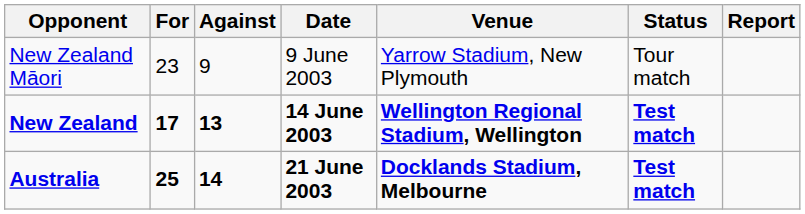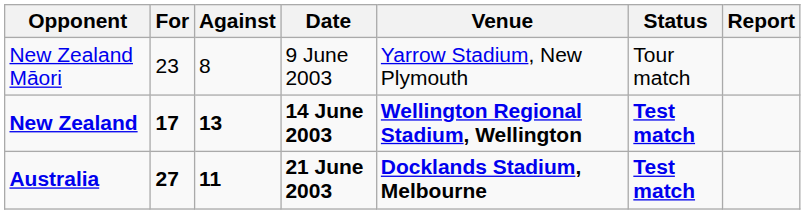(205, 66) 9 -> (205, 66) 8
(167, 179) 25 -> (167, 179) 27
(211, 179) 14 -> (210, 179) 11
